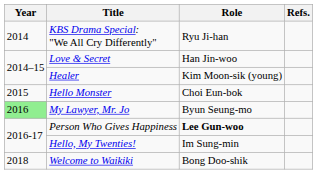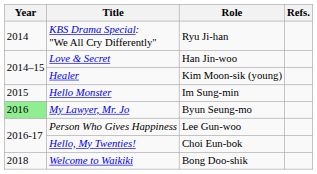(212, 93) Choi Eun-bok -> (210, 93) Im Sung-min
(213, 127) bold -> (212, 127) normal
(210, 144) Im Sung-min -> (212, 144) Choi Eun-bok
